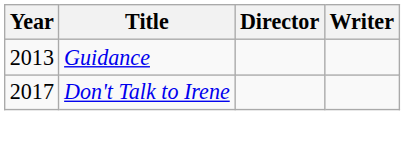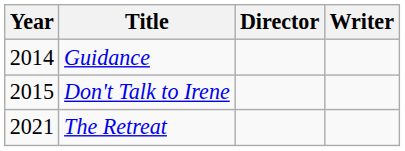(32, 57) 2013 -> (32, 57) 2014
(32, 92) 2017 -> (32, 92) 2015
+ row: (116, 127)
